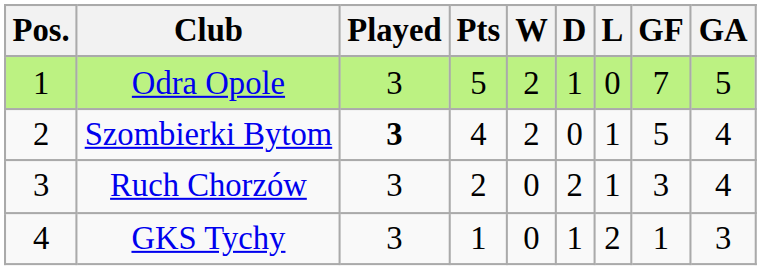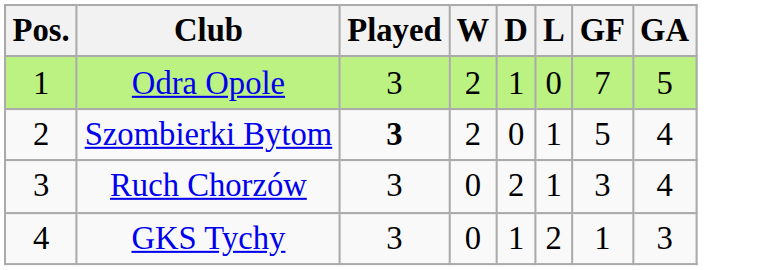- column: (478, 30)
